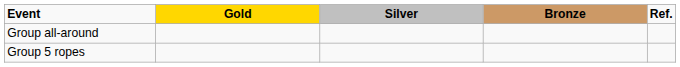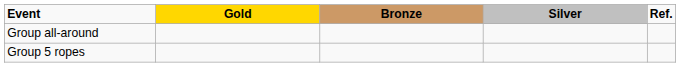columns swapped: (401, 14) <-> (565, 14)
